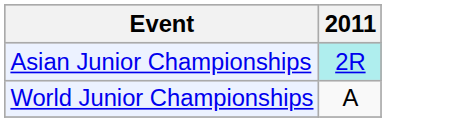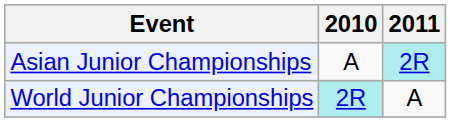+ column: (351, 24)
